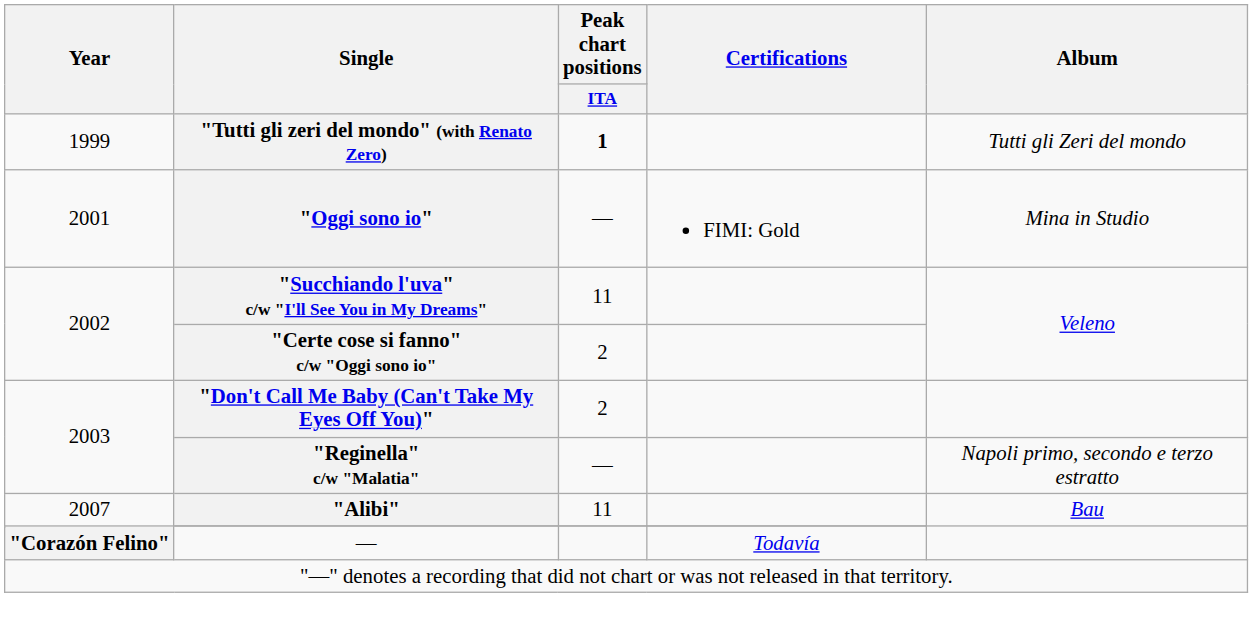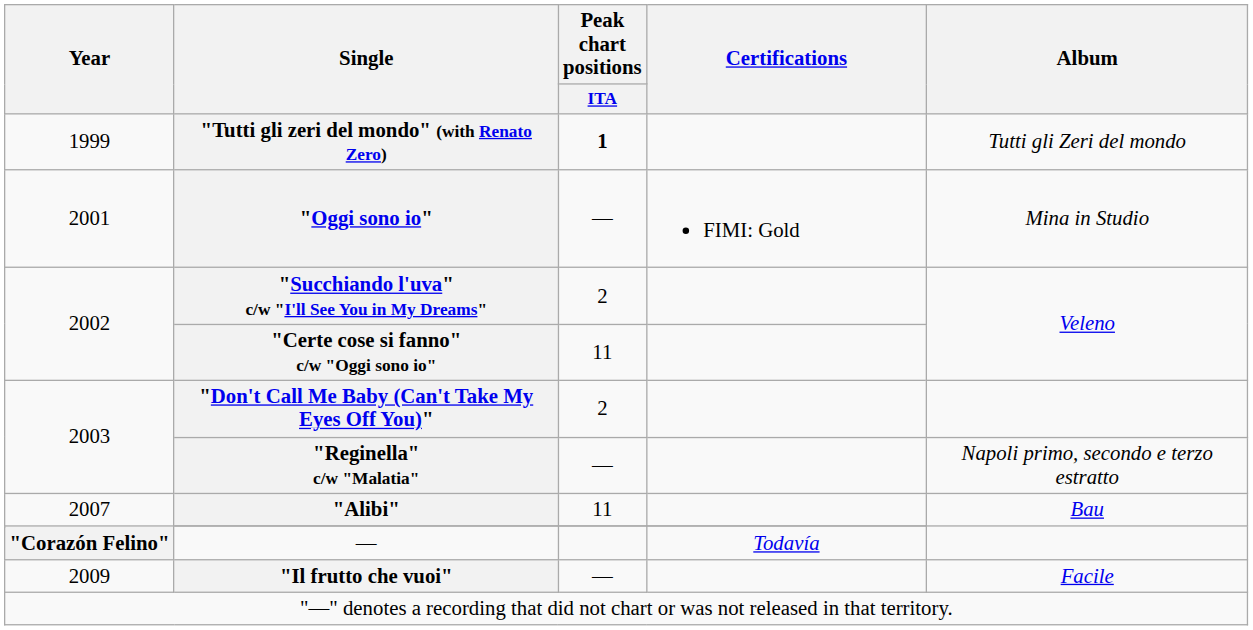(602, 295) 11 -> (602, 295) 2
(602, 352) 2 -> (602, 352) 11
+ row: (366, 575)
